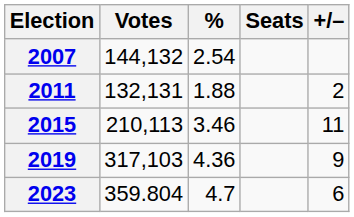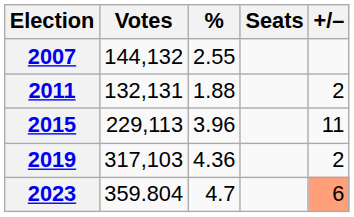(214, 56) 2.54 -> (214, 56) 2.55
(145, 125) 210,113 -> (145, 125) 229,113
(214, 125) 3.46 -> (214, 125) 3.96
(338, 159) 9 -> (338, 159) 2
(338, 194) no background -> (338, 194) lightsalmon background
